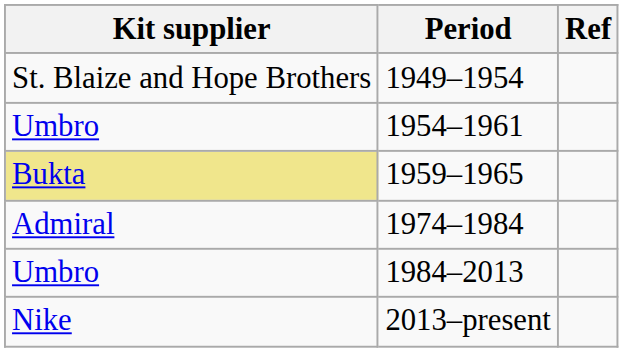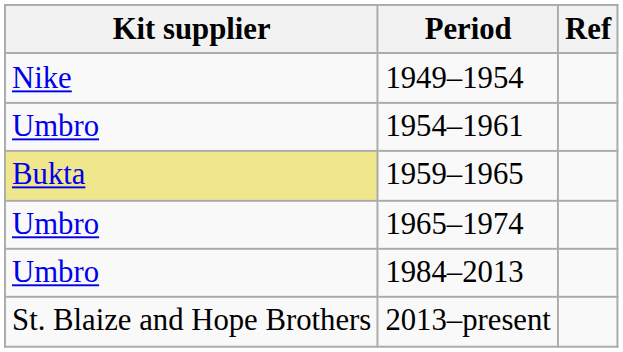(192, 77) St. Blaize and Hope Brothers -> (42, 77) Nike
+ row: (455, 223)
- row: (455, 223)
(42, 321) Nike -> (192, 321) St. Blaize and Hope Brothers
